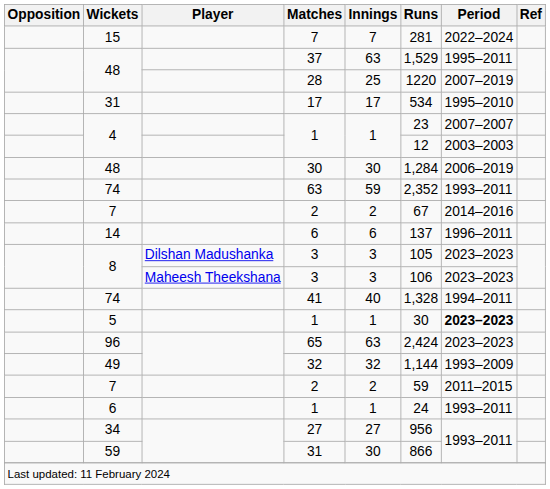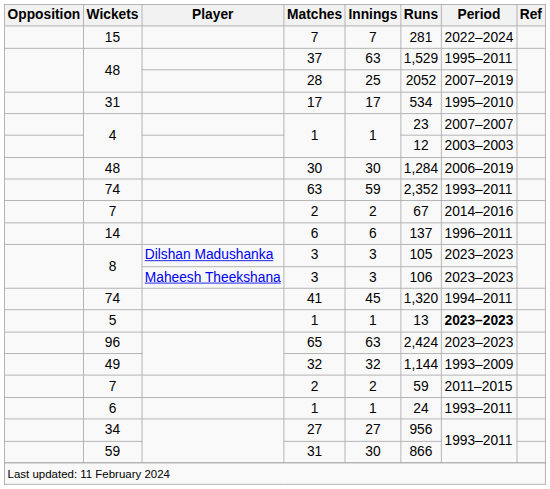(421, 80) 1220 -> (421, 80) 2052
(373, 299) 40 -> (373, 299) 45
(421, 299) 1,328 -> (421, 299) 1,320
(421, 320) 30 -> (421, 320) 13
